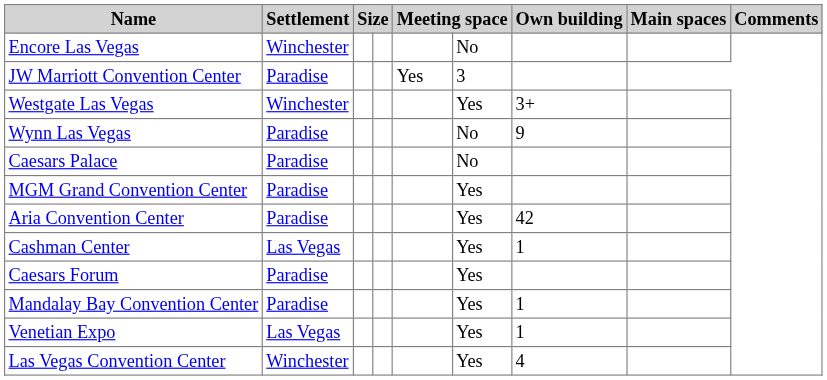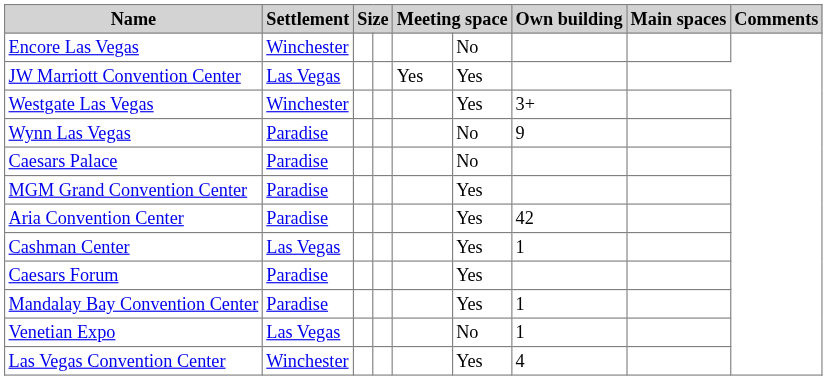(297, 75) Paradise -> (303, 75) Las Vegas
(461, 75) 3 -> (469, 75) Yes
(469, 332) Yes -> (467, 332) No
